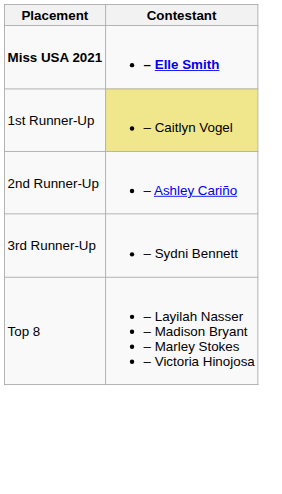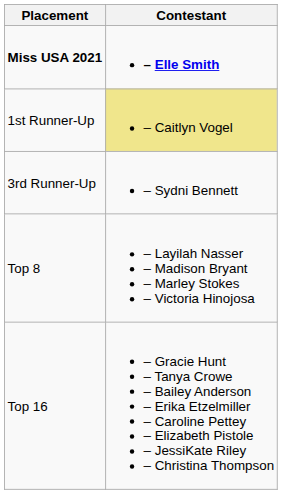- row: (53, 183)
+ row: (28, 406)
